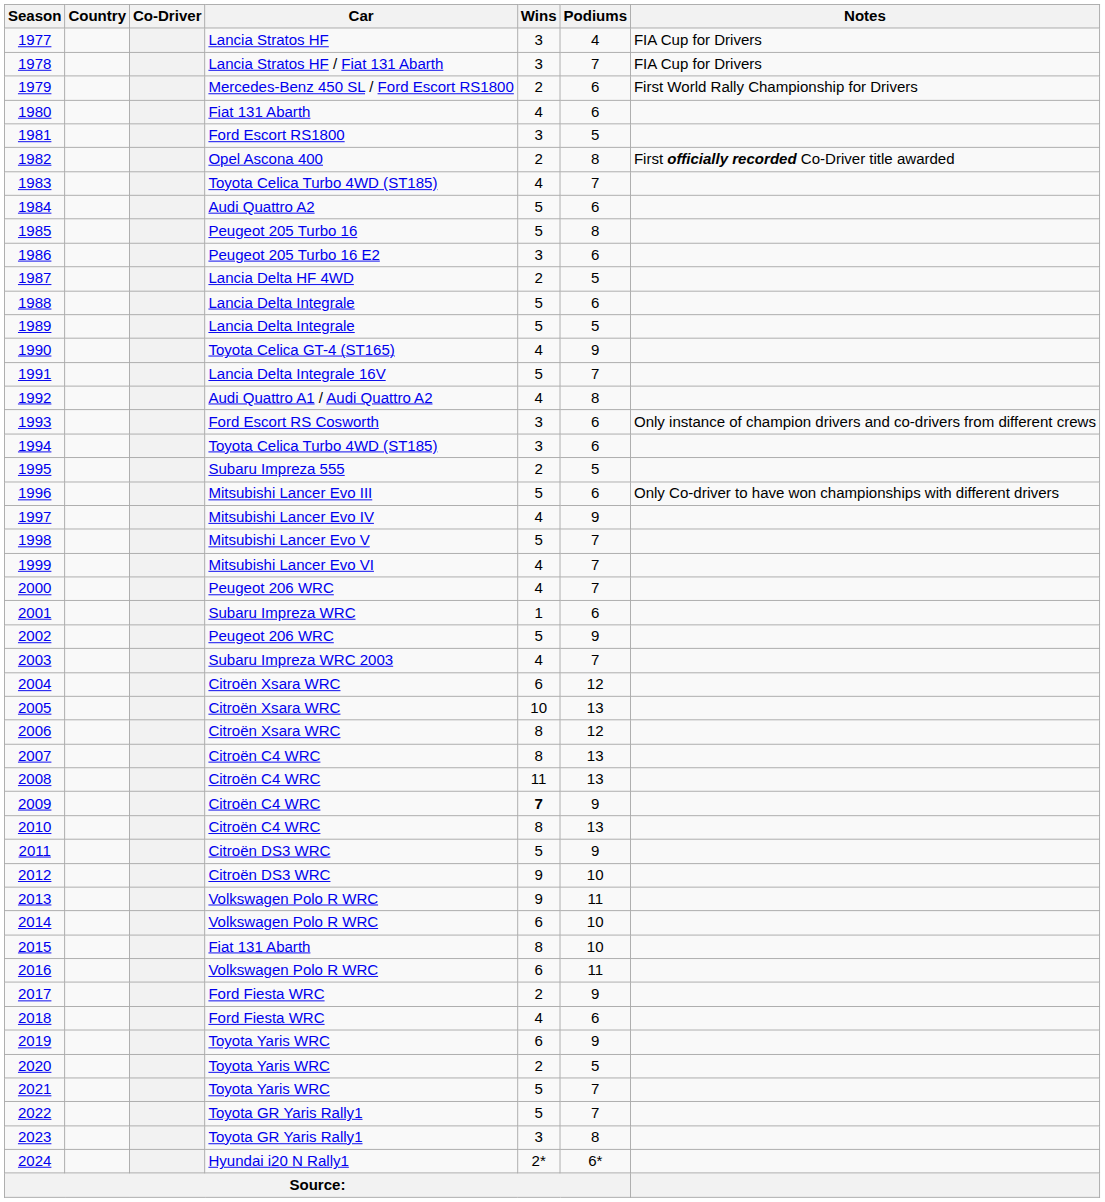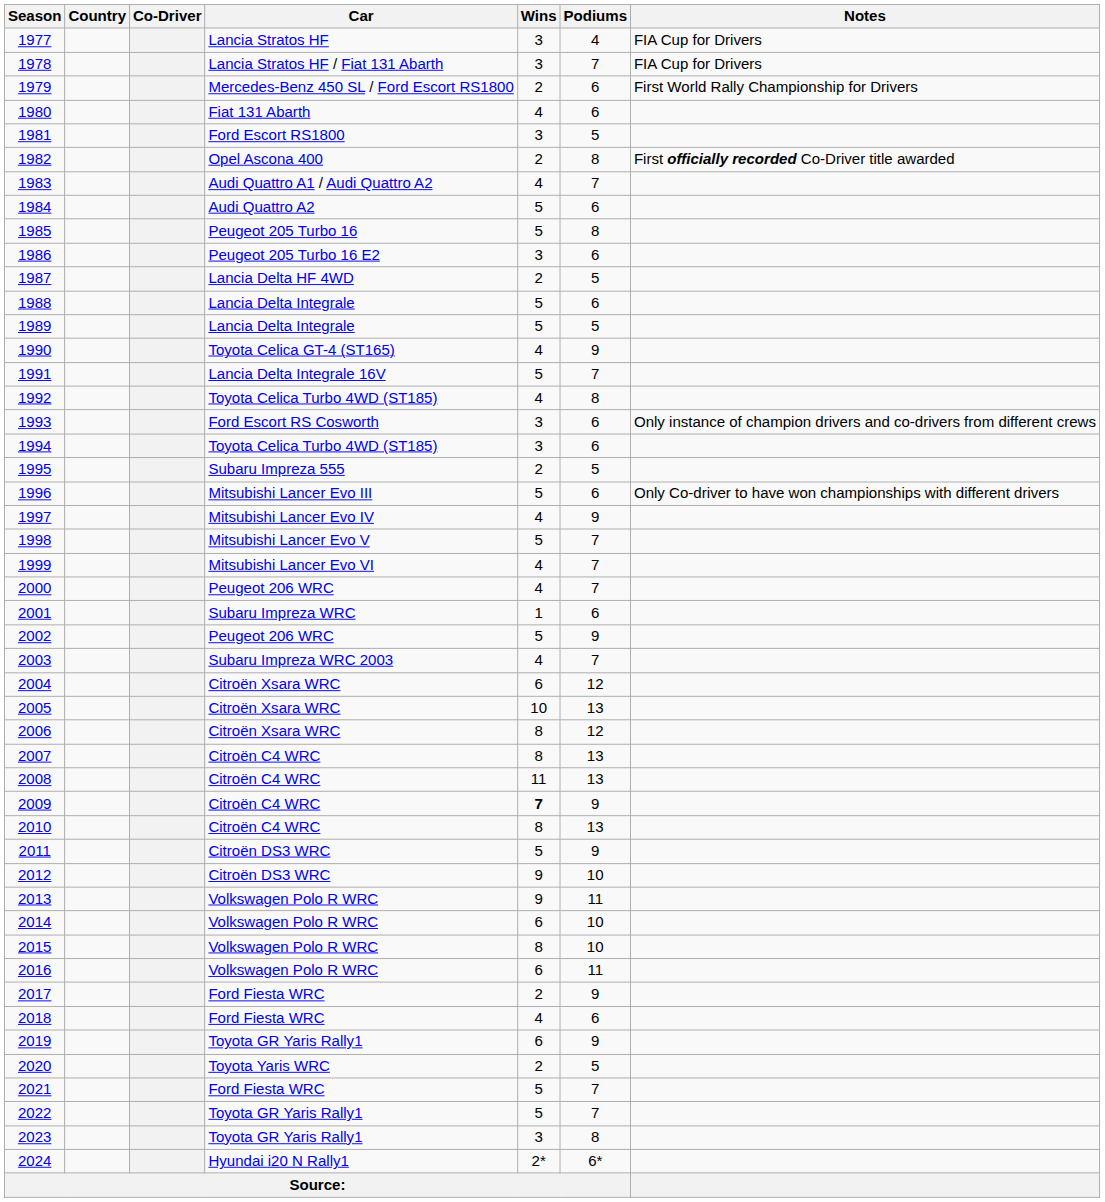(323, 183) Toyota Celica Turbo 4WD (ST185) -> (320, 183) Audi Quattro A1 / Audi Quattro A2
(320, 398) Audi Quattro A1 / Audi Quattro A2 -> (323, 398) Toyota Celica Turbo 4WD (ST185)
(259, 946) Fiat 131 Abarth -> (293, 946) Volkswagen Polo R WRC
(269, 1042) Toyota Yaris WRC -> (285, 1042) Toyota GR Yaris Rally1
(269, 1089) Toyota Yaris WRC -> (267, 1089) Ford Fiesta WRC
